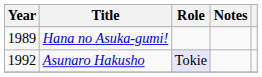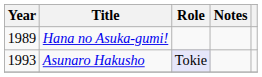(22, 60) 1992 -> (22, 60) 1993
